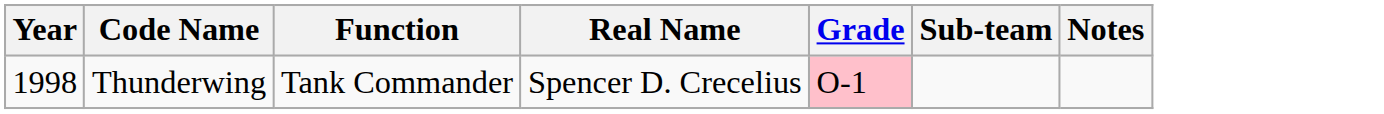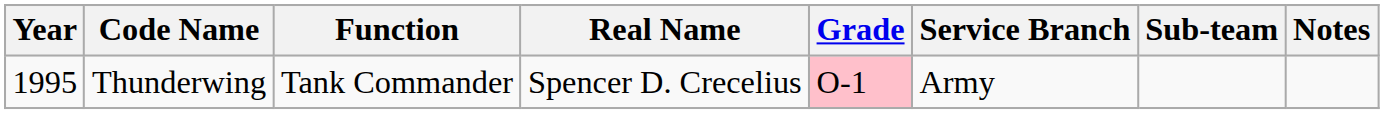+ column: (1025, 30)
(45, 81) 1998 -> (45, 81) 1995
